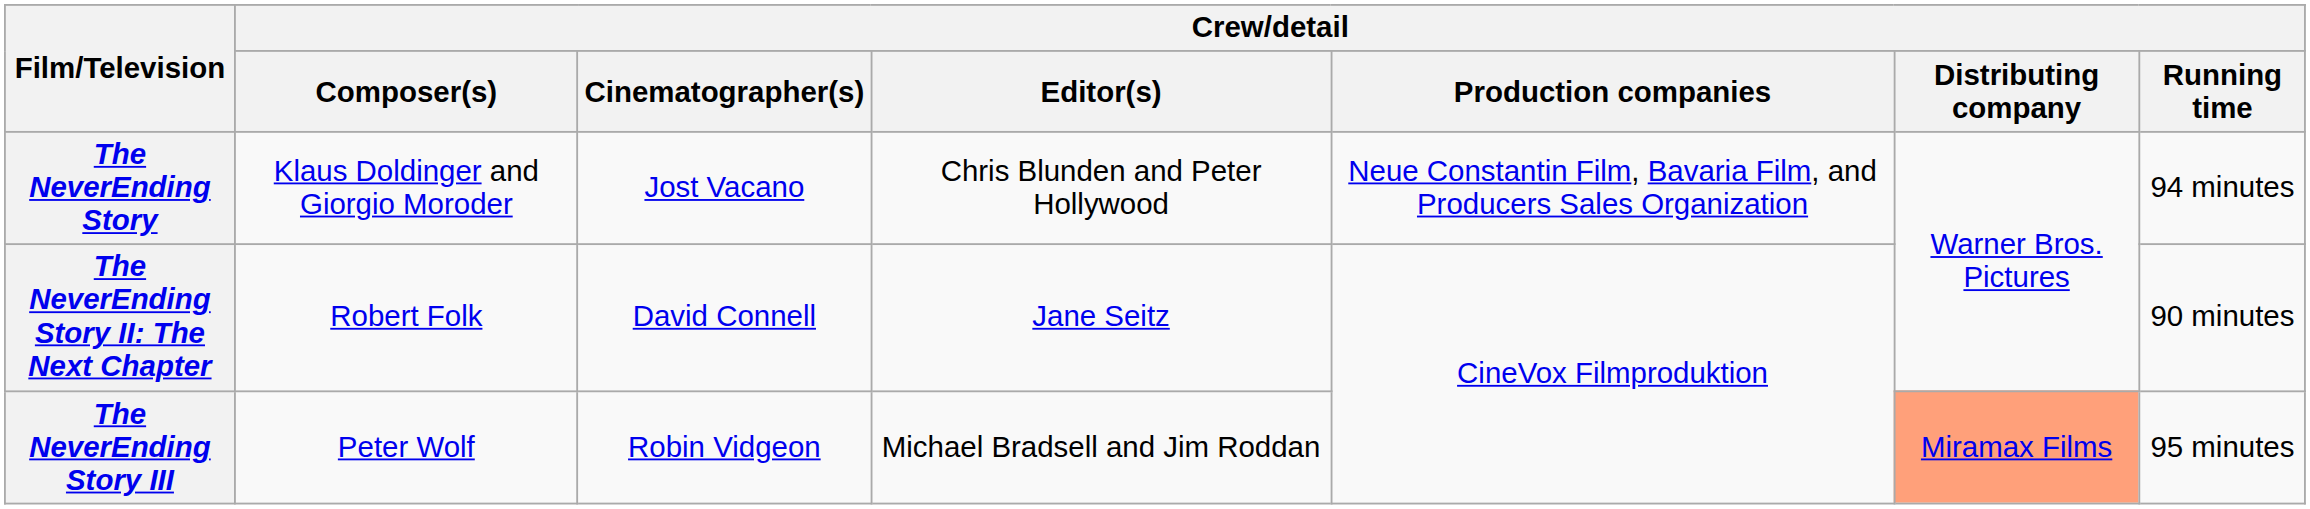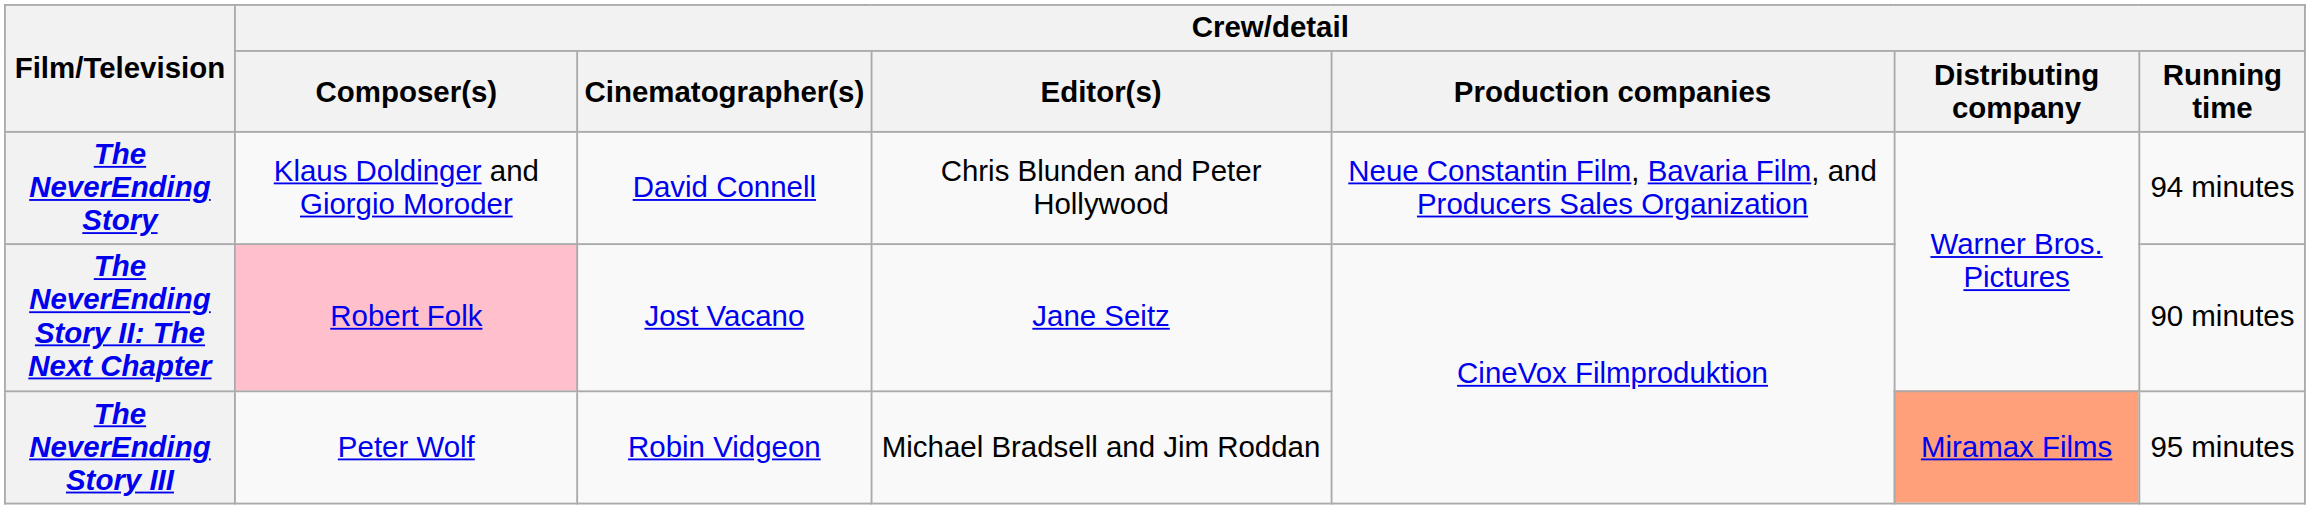(724, 187) Jost Vacano -> (724, 187) David Connell
(406, 316) no background -> (406, 316) pink background
(724, 316) David Connell -> (724, 316) Jost Vacano
